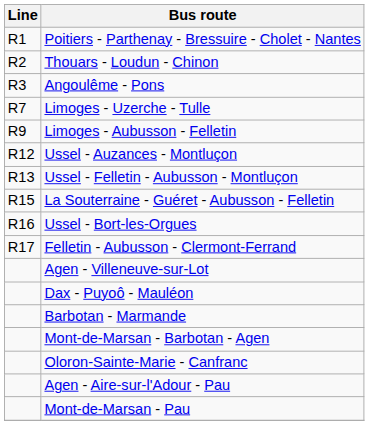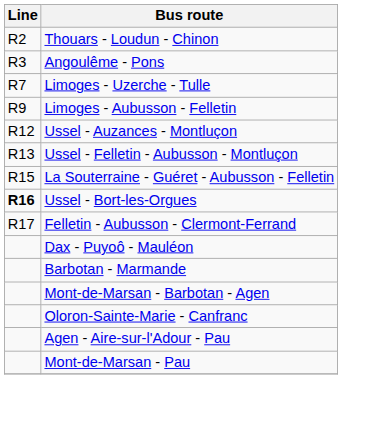- row: (203, 39)
(21, 223) normal -> (21, 200) bold
- row: (126, 270)
